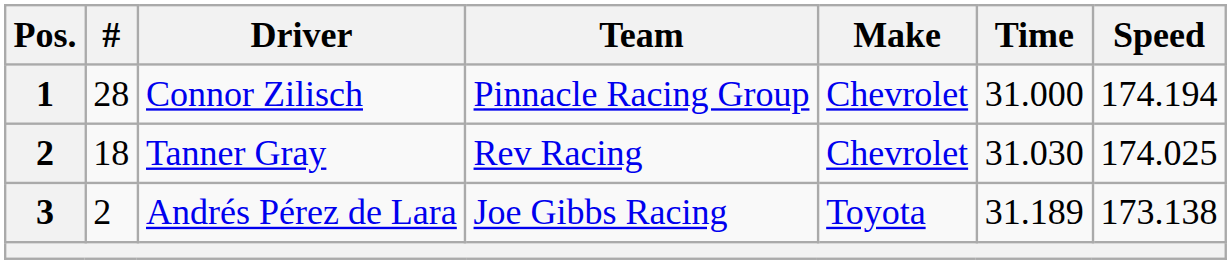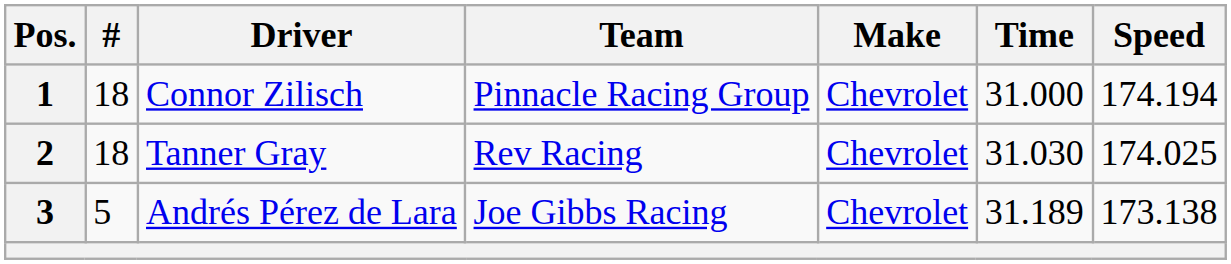(111, 93) 28 -> (111, 93) 18
(102, 212) 2 -> (102, 212) 5
(876, 212) Toyota -> (897, 212) Chevrolet
